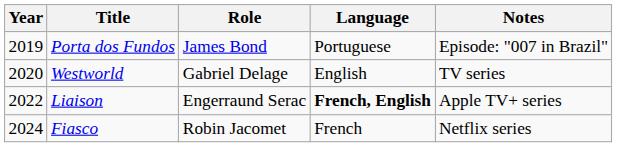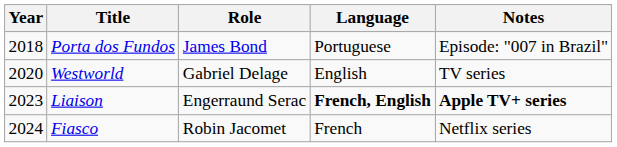(26, 45) 2019 -> (26, 45) 2018
(26, 100) 2022 -> (26, 100) 2023
(500, 100) normal -> (503, 100) bold
